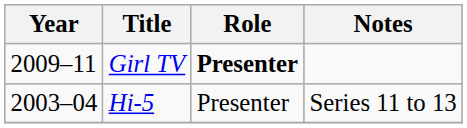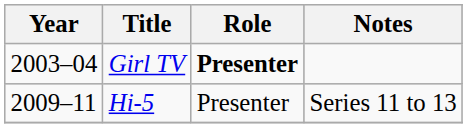(53, 63) 2009–11 -> (54, 63) 2003–04
(54, 102) 2003–04 -> (53, 102) 2009–11
